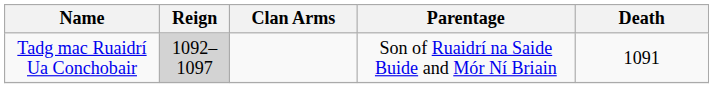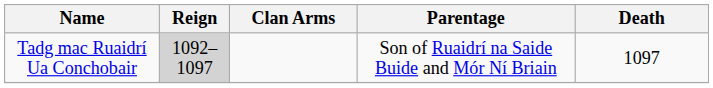(642, 57) 1091 -> (642, 57) 1097
